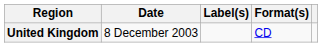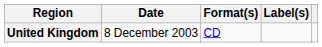columns swapped: (282, 13) <-> (226, 13)
